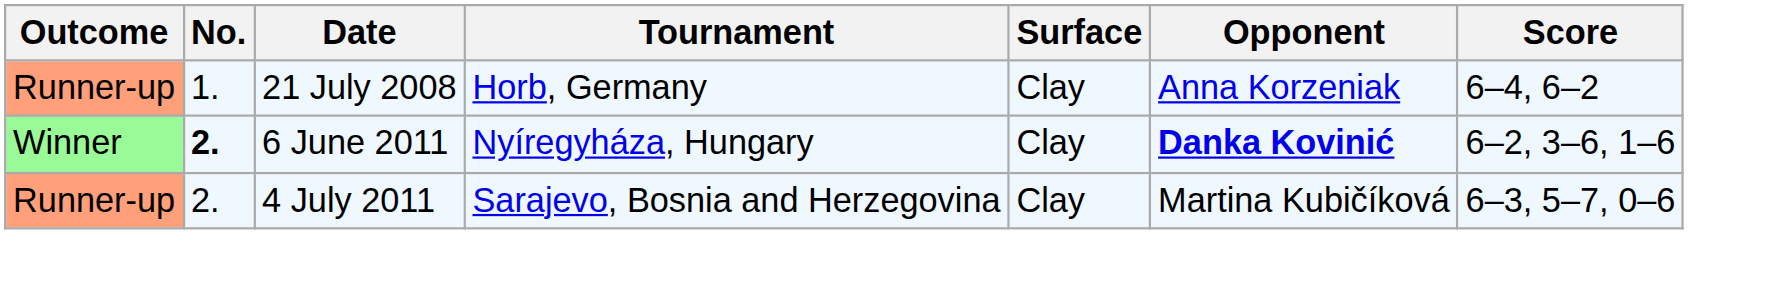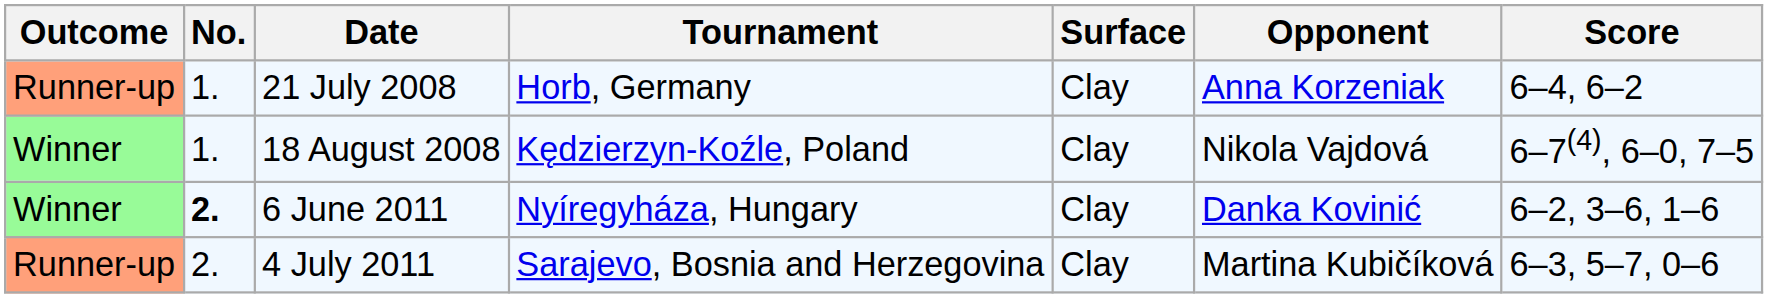+ row: (381, 147)
(1276, 143) bold -> (1312, 208) normal
